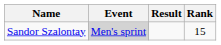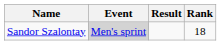(200, 31) 15 -> (200, 31) 18
